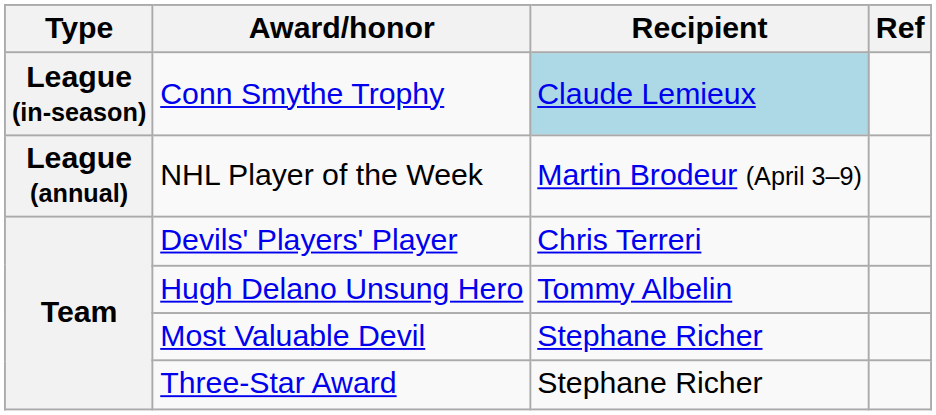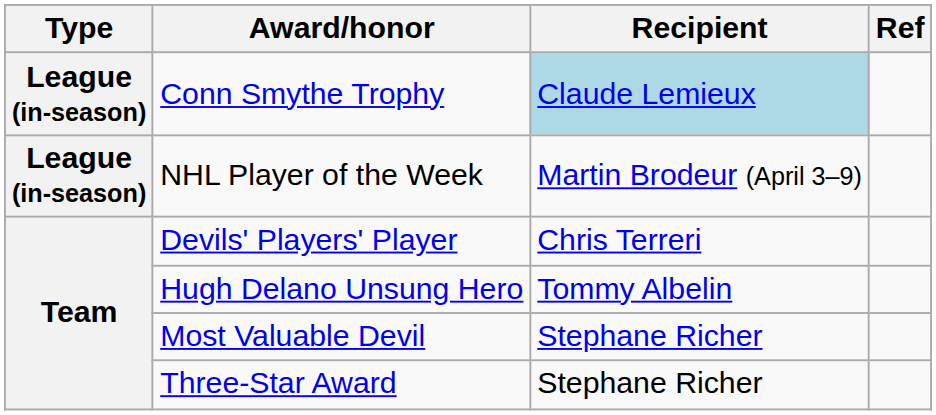(79, 175) League (annual) -> (79, 175) League (in-season)
